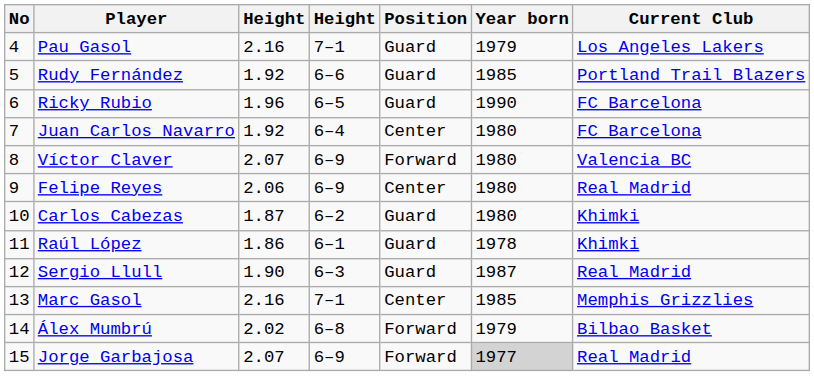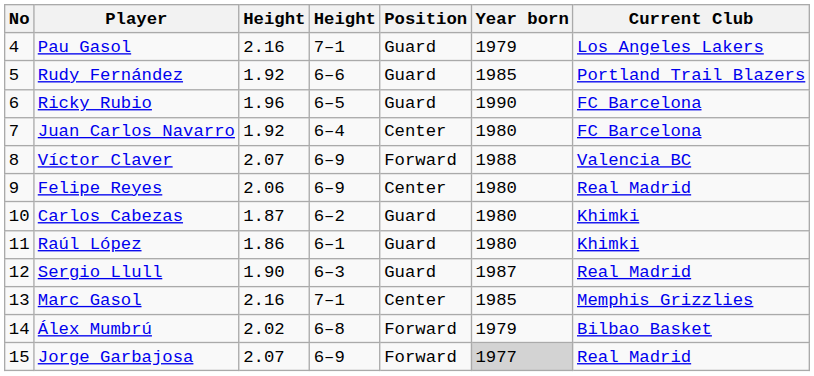(496, 160) 1980 -> (496, 160) 1988
(496, 244) 1978 -> (496, 244) 1980
